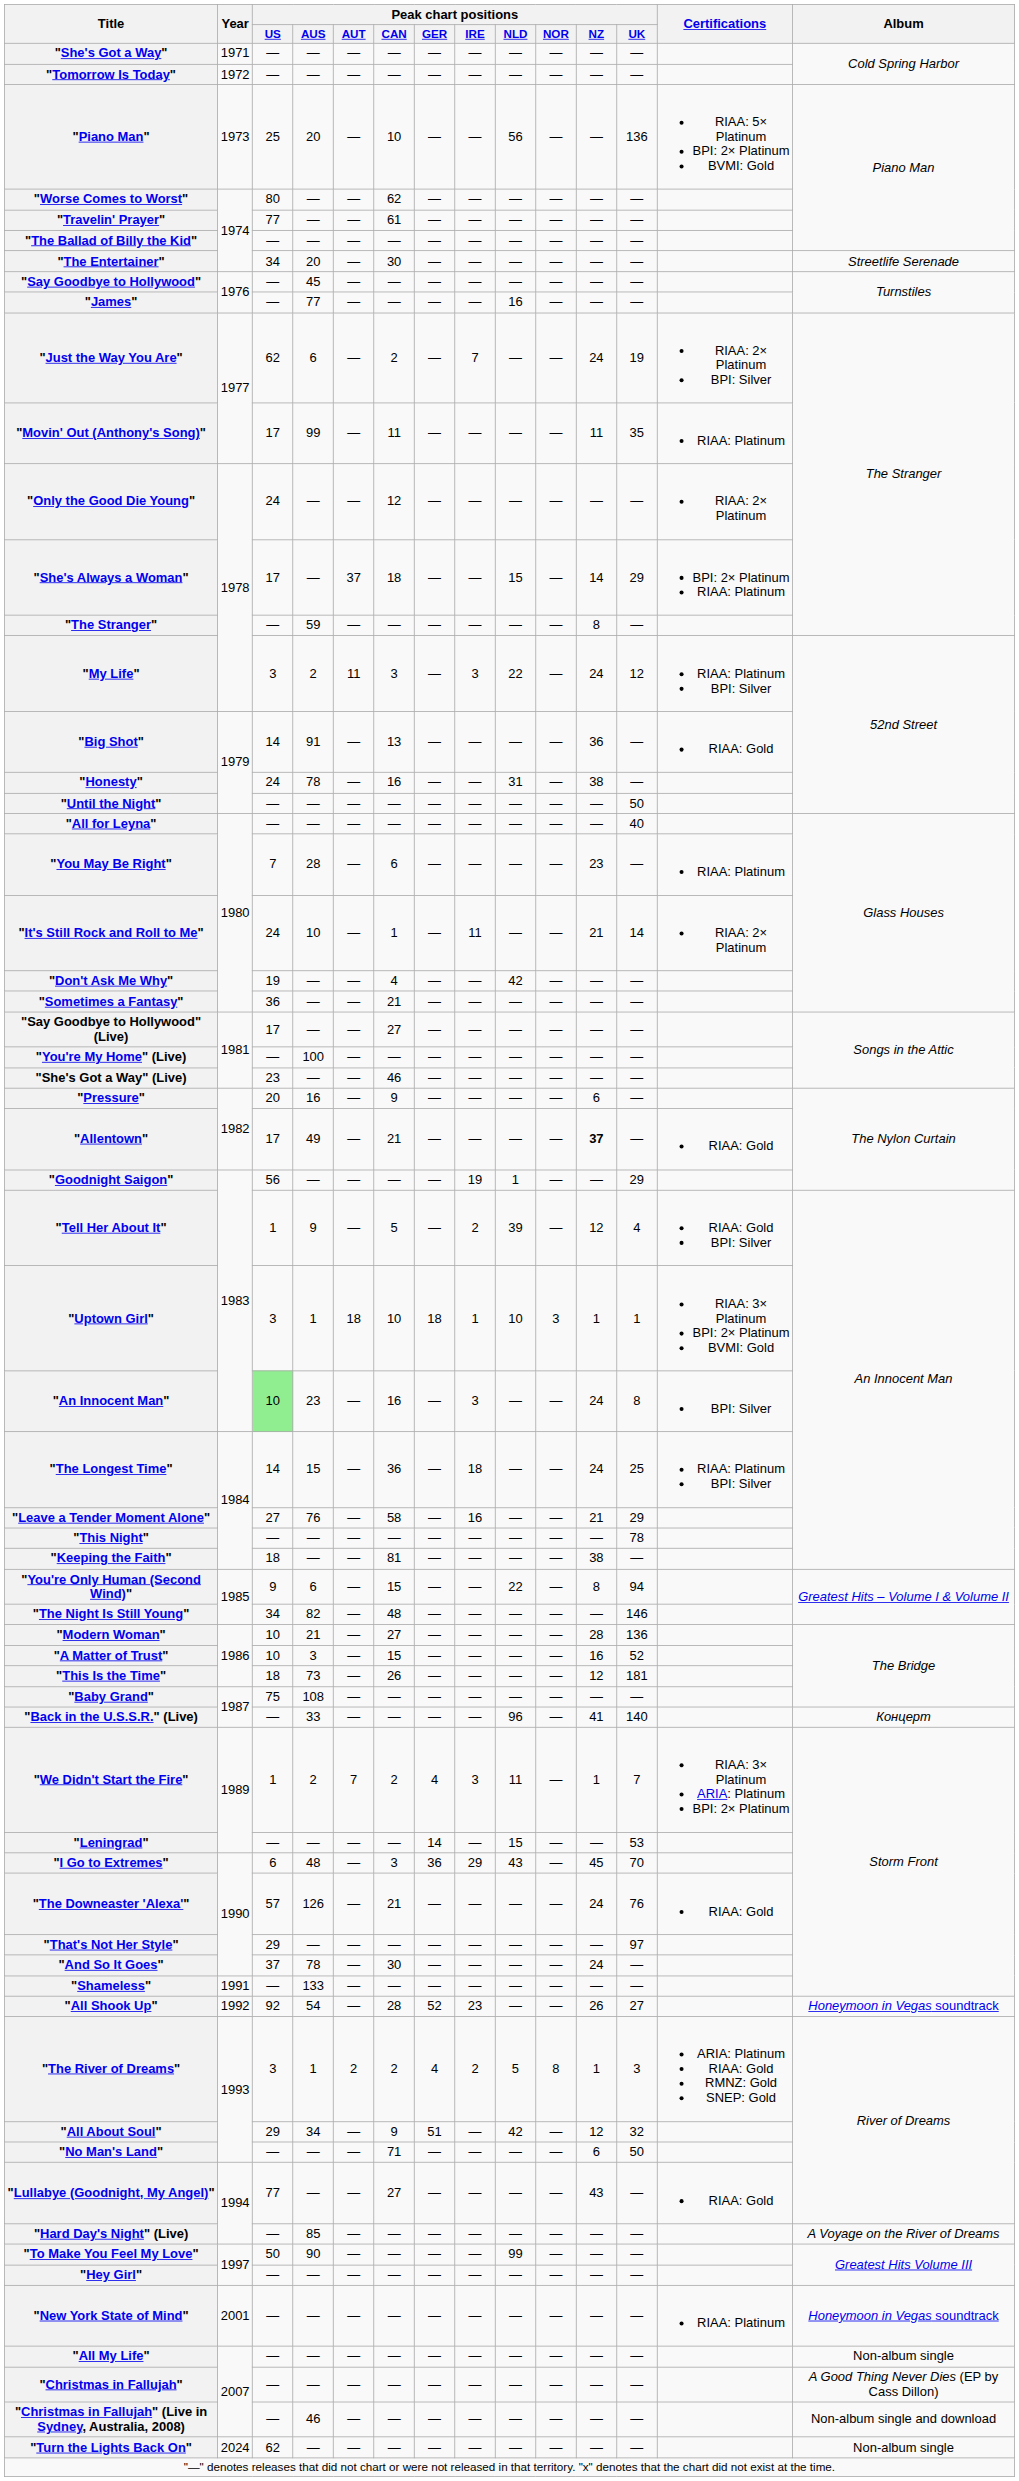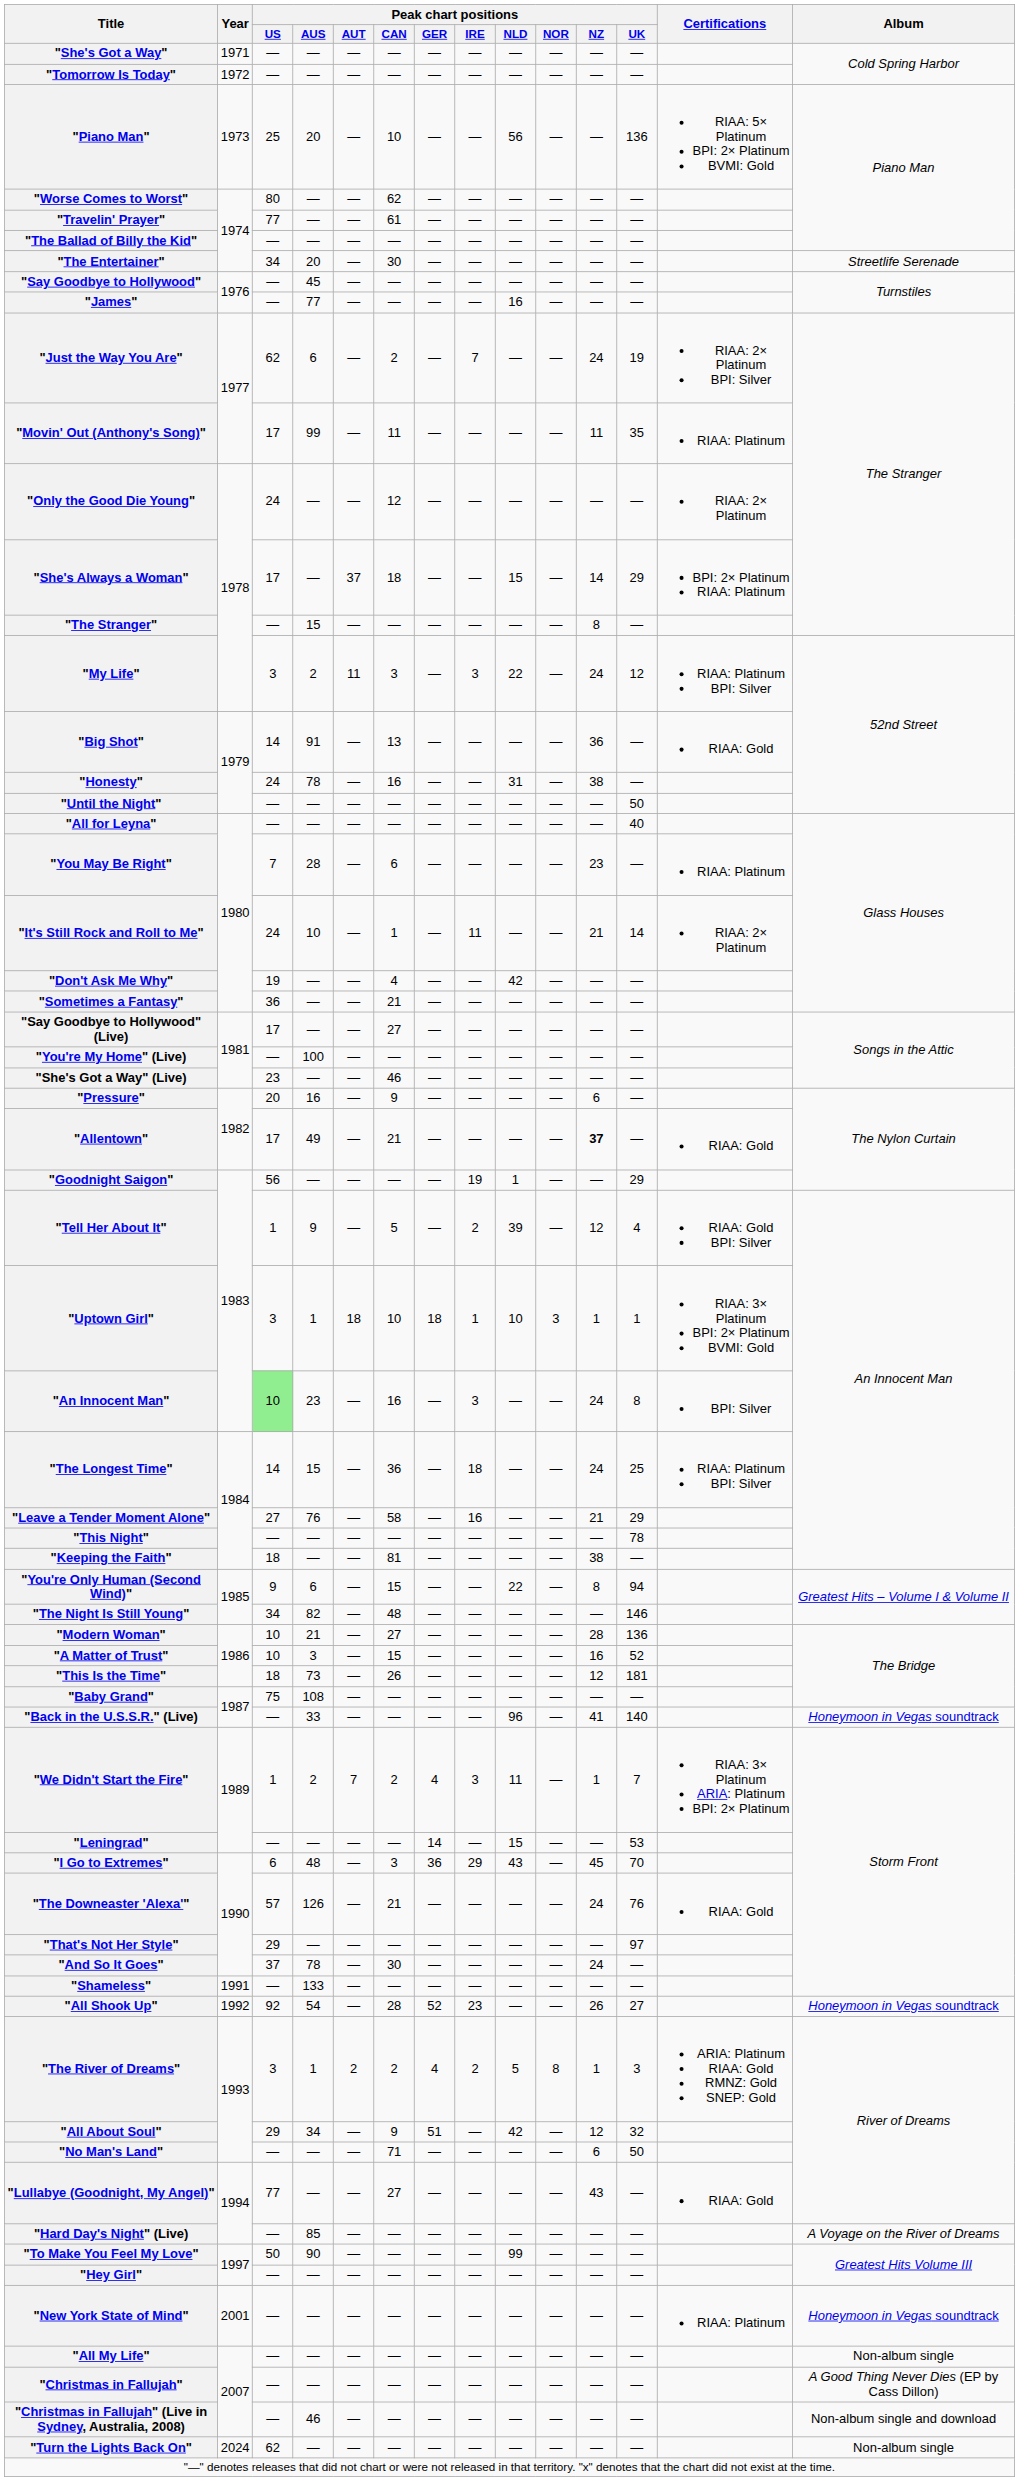(313, 625) 59 -> (313, 625) 15
(904, 1717) Концерт -> (904, 1717) Honeymoon in Vegas soundtrack
